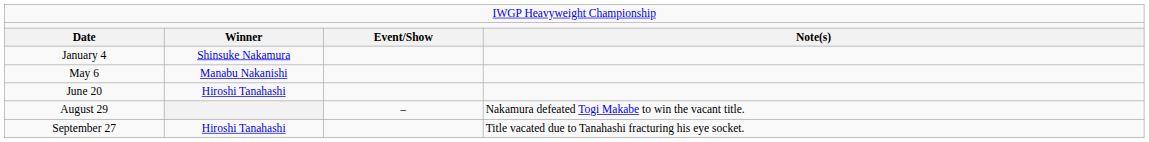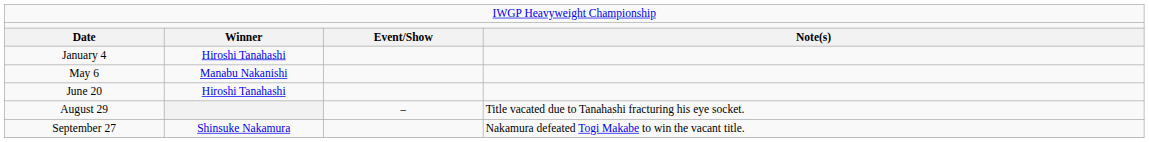(244, 55) Shinsuke Nakamura -> (244, 55) Hiroshi Tanahashi
(615, 110) Nakamura defeated Togi Makabe to win the vacant title. -> (615, 110) Title vacated due to Tanahashi fracturing his eye socket.
(244, 128) Hiroshi Tanahashi -> (244, 128) Shinsuke Nakamura
(615, 128) Title vacated due to Tanahashi fracturing his eye socket. -> (615, 128) Nakamura defeated Togi Makabe to win the vacant title.
